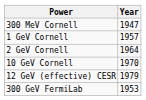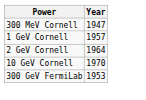- row: (61, 76)
